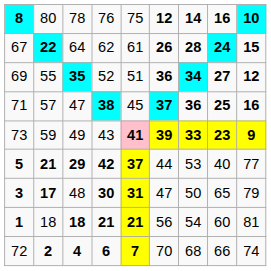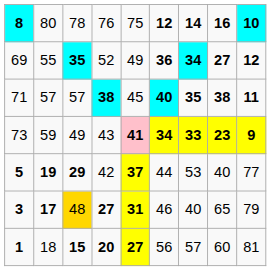- row: (19, 48)
(135, 77) 51 -> (135, 60) 49
(77, 106) 47 -> (77, 97) 57
(164, 106) 37 -> (164, 97) 40
(193, 106) 36 -> (193, 97) 35
(222, 106) 25 -> (222, 97) 38
(251, 106) 16 -> (251, 97) 11
(164, 135) 39 -> (164, 135) 34
(48, 164) 21 -> (48, 172) 19
(106, 164) bold -> (106, 172) normal
(77, 193) no background -> (77, 209) gold background
(106, 193) 30 -> (106, 209) 27
(164, 193) 47 -> (164, 209) 46
(193, 193) 50 -> (193, 209) 40
(77, 222) 18 -> (77, 247) 15
(106, 222) 21 -> (106, 247) 20
(135, 222) 21 -> (135, 247) 27
(193, 222) 54 -> (193, 247) 57
- row: (19, 251)
